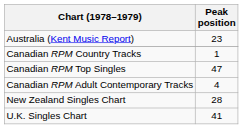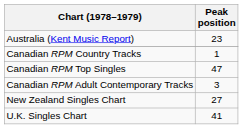(217, 85) 4 -> (217, 85) 3
(217, 100) 28 -> (217, 100) 27
